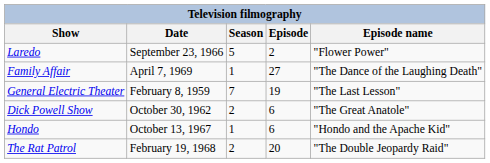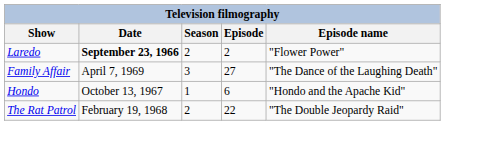(177, 52) normal -> (130, 52) bold
(232, 52) 5 -> (187, 52) 2
(232, 72) 1 -> (187, 72) 3
- row: (66, 91)
- row: (50, 110)
(274, 149) 20 -> (230, 110) 22
